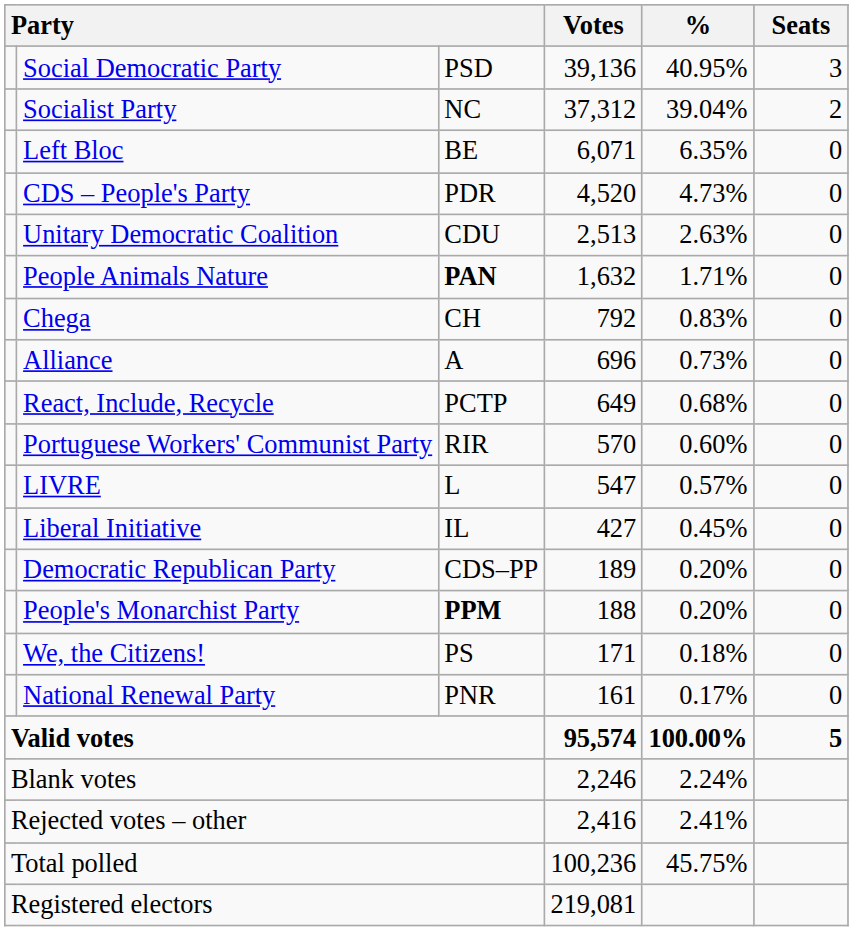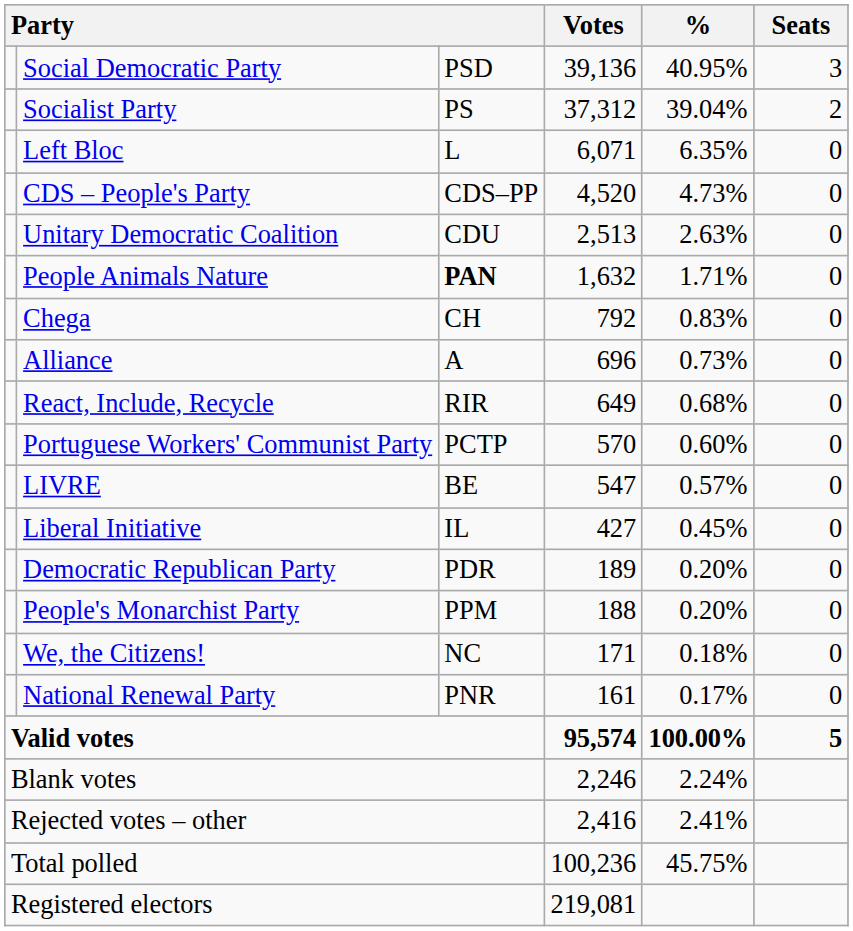(463, 109) NC -> (459, 109) PS
(461, 151) BE -> (452, 151) L
(470, 192) PDR -> (491, 192) CDS–PP
(476, 402) PCTP -> (466, 402) RIR
(466, 444) RIR -> (476, 444) PCTP
(452, 485) L -> (461, 485) BE
(491, 569) CDS–PP -> (470, 569) PDR
(473, 611) bold -> (471, 611) normal
(459, 653) PS -> (463, 653) NC
